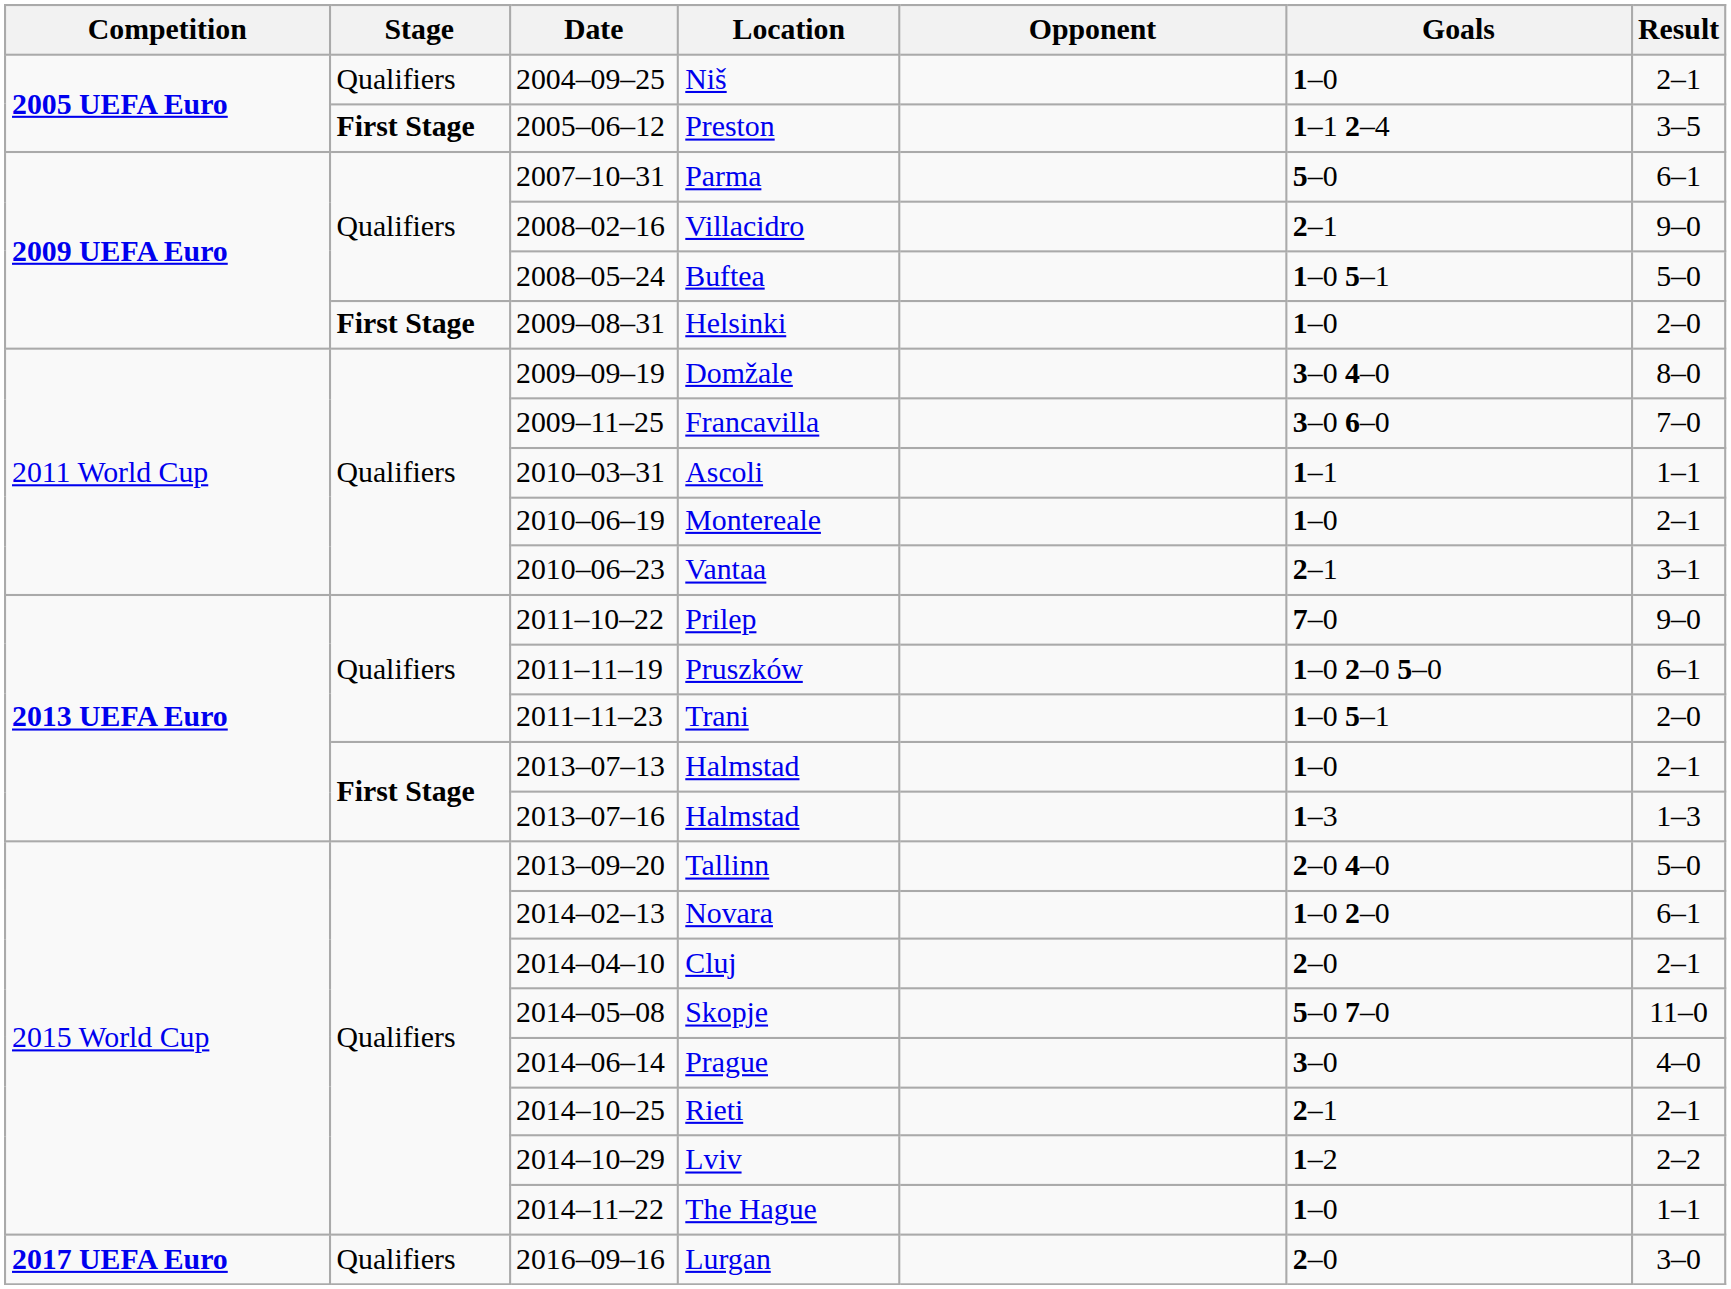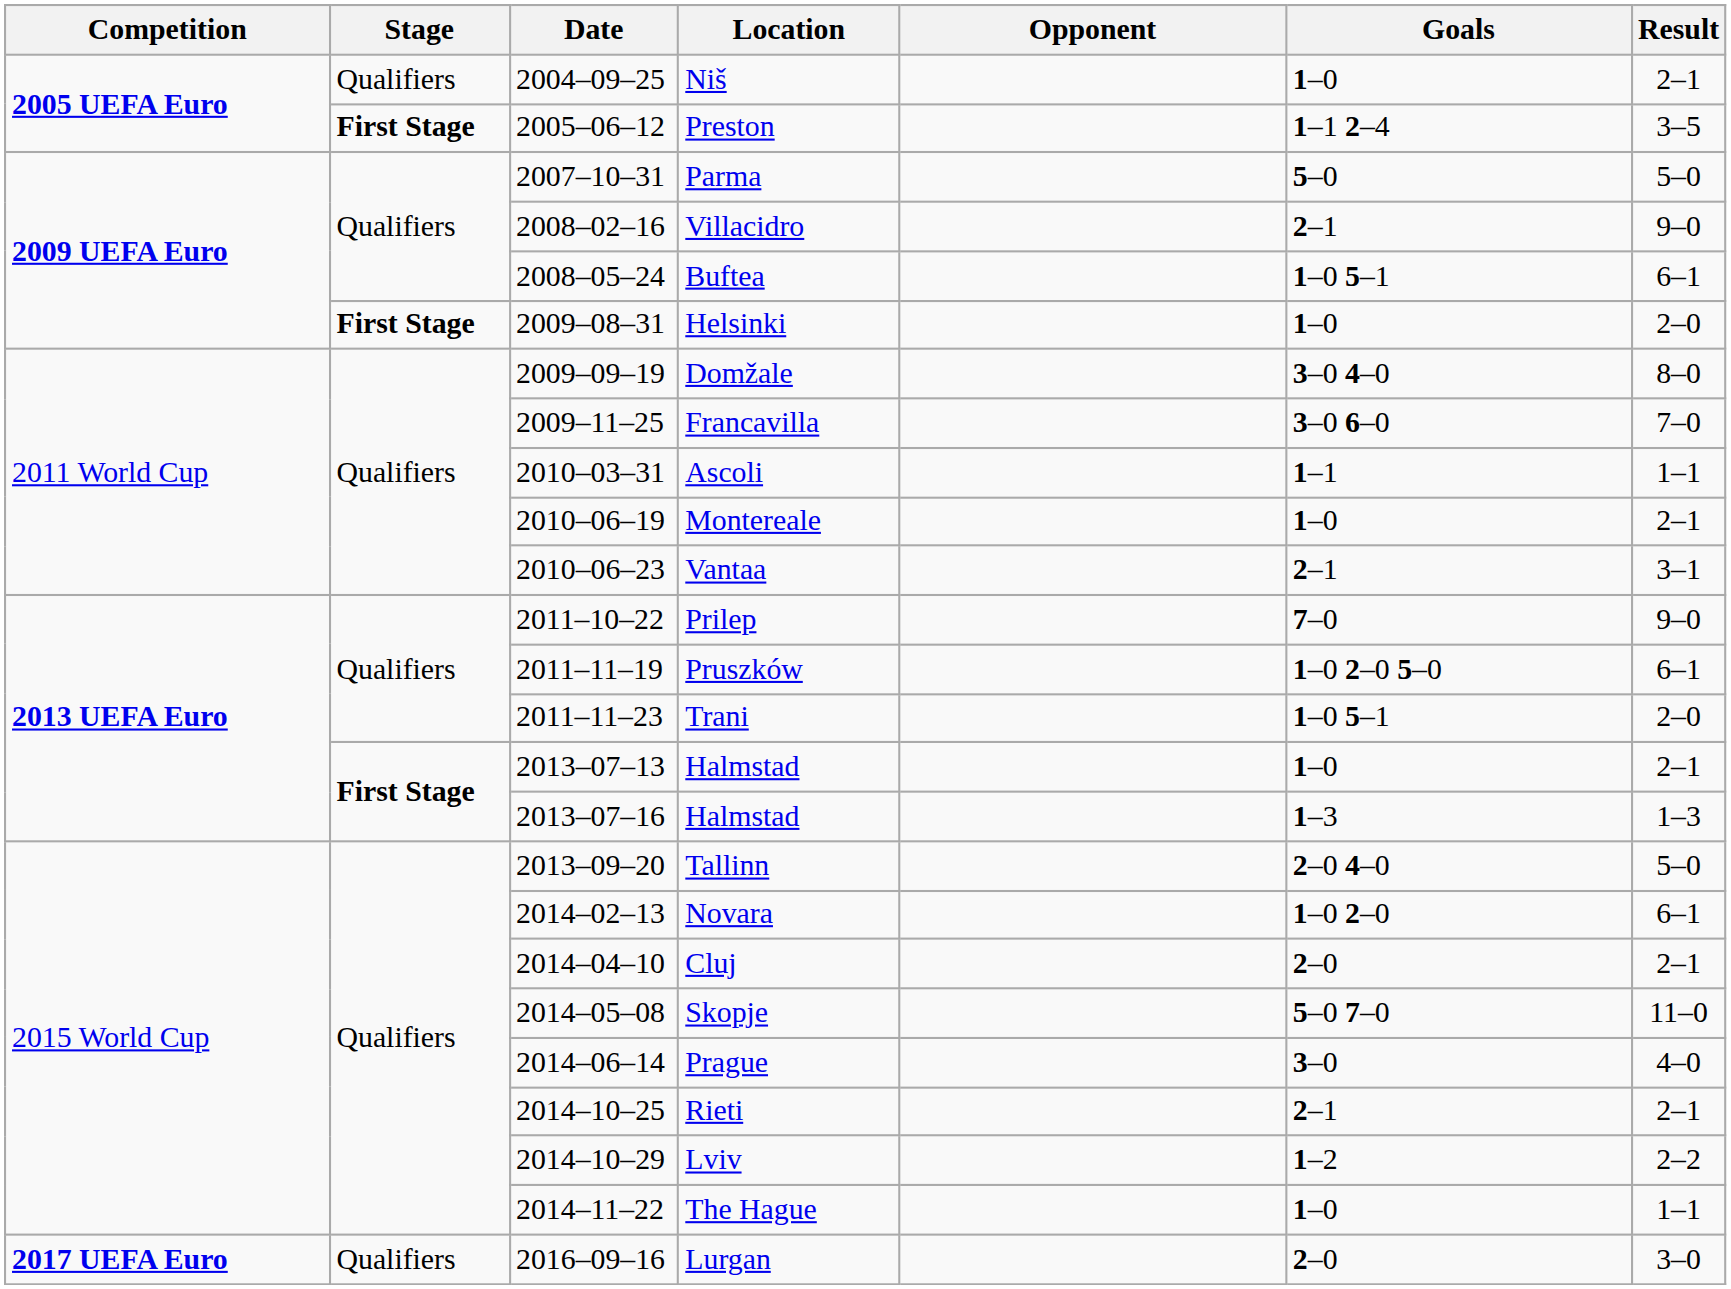(1679, 176) 6–1 -> (1679, 176) 5–0
(1679, 275) 5–0 -> (1679, 275) 6–1
